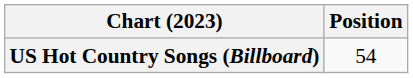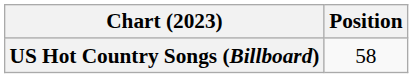(366, 55) 54 -> (366, 55) 58
